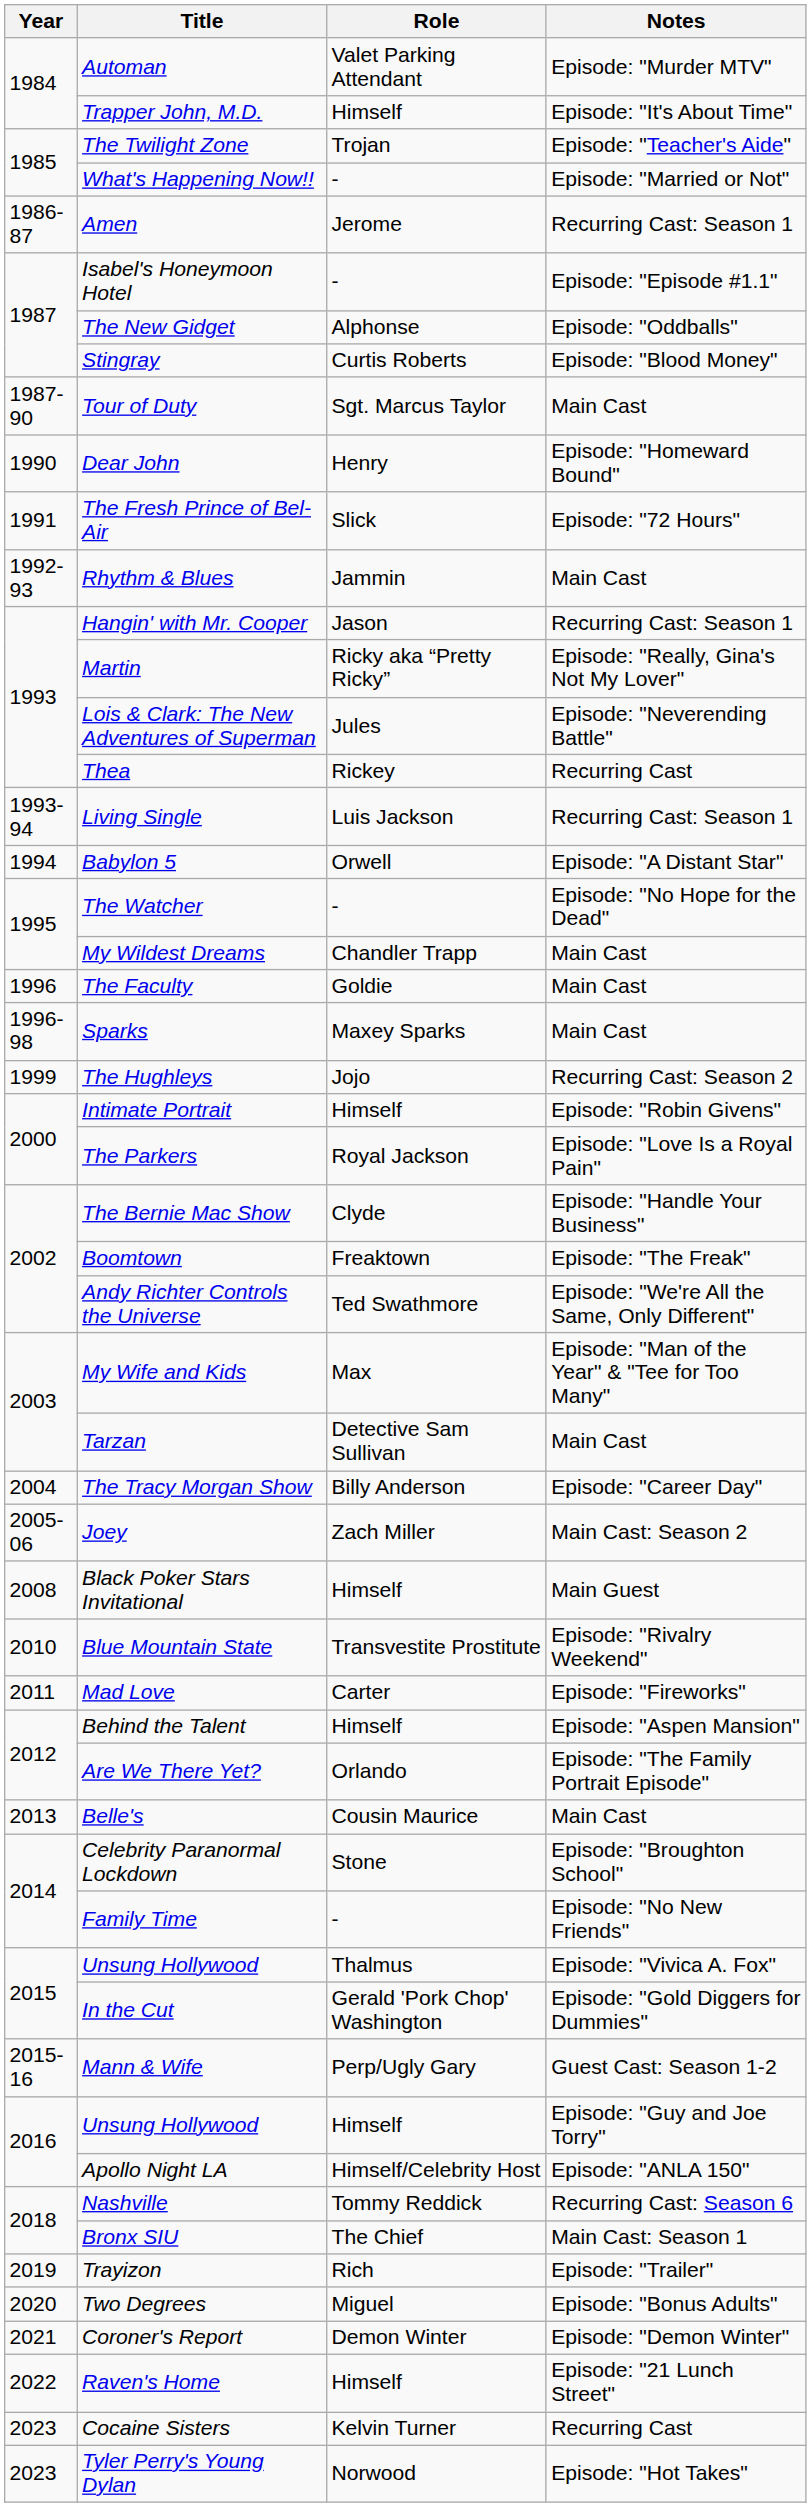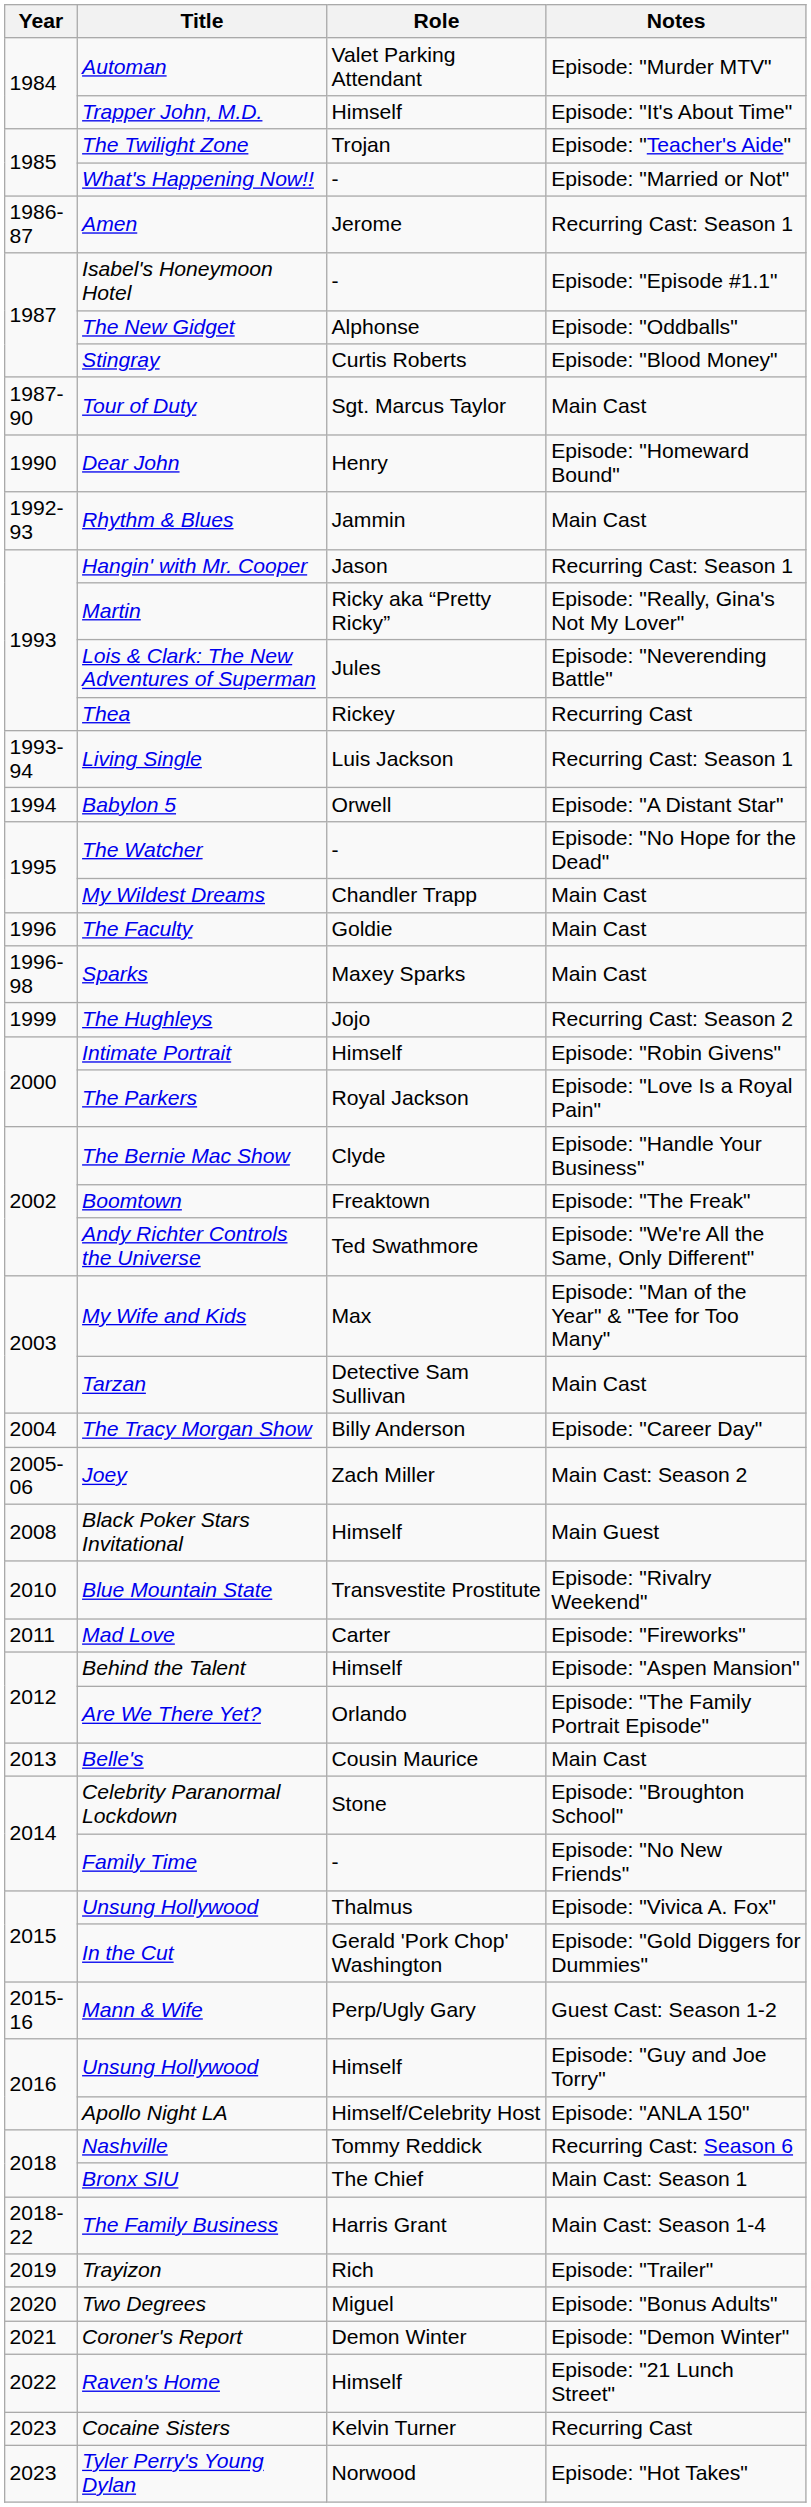- row: (197, 520)
+ row: (180, 2225)
